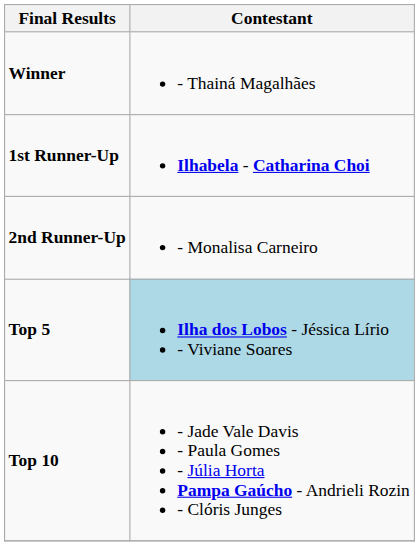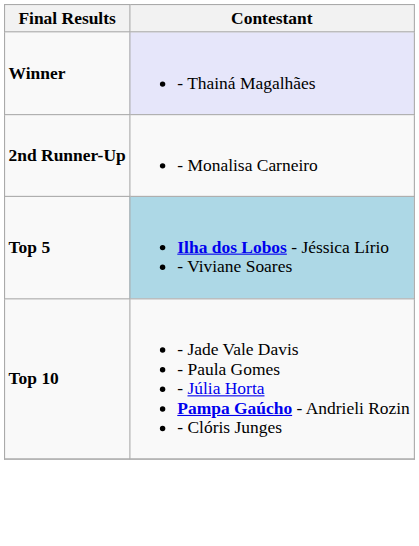(272, 83) no background -> (272, 83) lavender background
- row: (64, 155)
